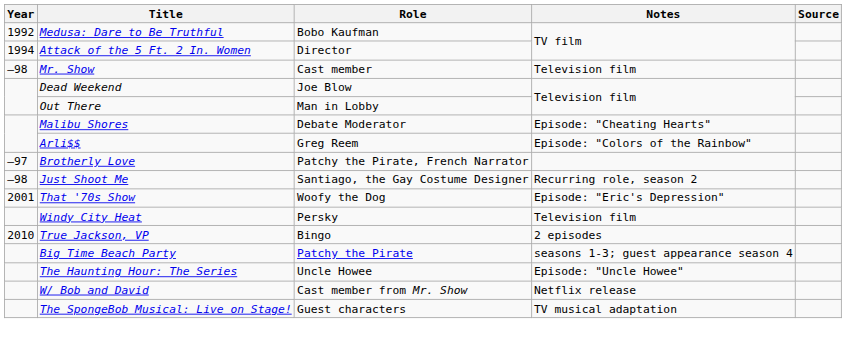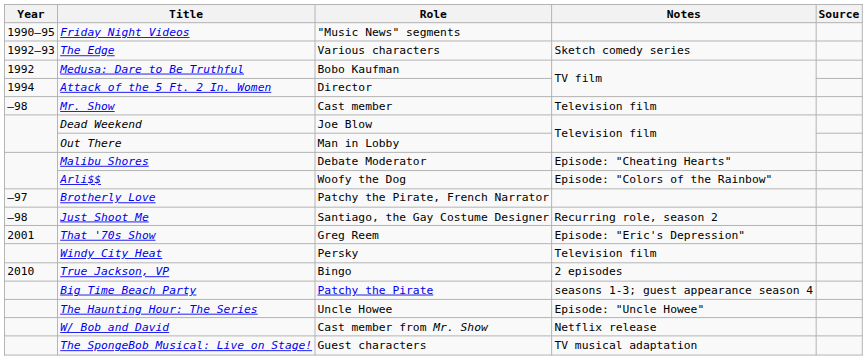+ row: (125, 32)
+ row: (87, 51)
(328, 143) Greg Reem -> (362, 180) Woofy the Dog
(341, 198) Woofy the Dog -> (348, 235) Greg Reem
